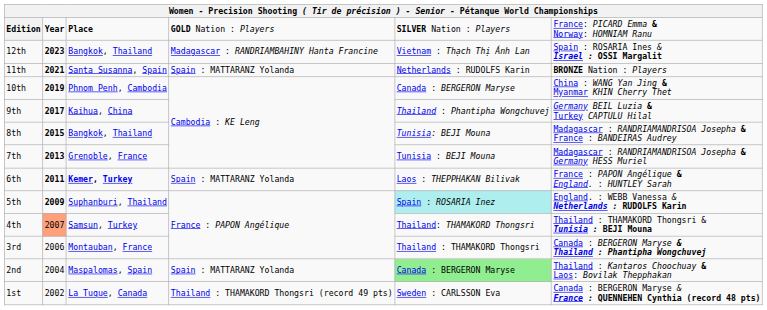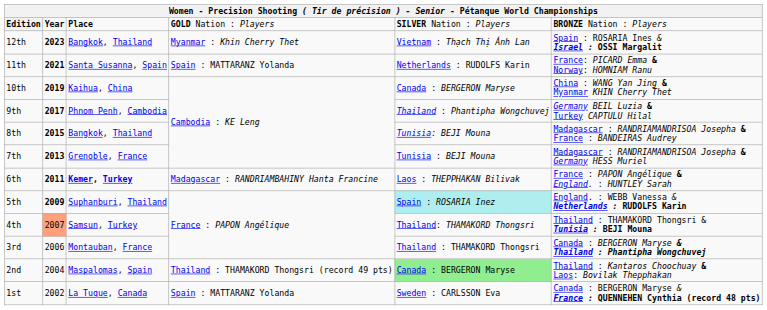(605, 29) France: PICARD Emma & Norway: HOMNIAM Ranu -> (610, 24) BRONZE Nation : Players
(274, 52) Madagascar : RANDRIAMBAHINY Hanta Francine -> (235, 42) Myanmar : Khin Cherry Thet
(610, 70) BRONZE Nation : Players -> (605, 65) France: PICARD Emma & Norway: HOMNIAM Ranu
(118, 88) Phnom Penh, Cambodia -> (100, 88) Kaihua, China
(100, 111) Kaihua, China -> (118, 111) Phnom Penh, Cambodia
(232, 179) Spain : MATTARANZ Yolanda -> (274, 179) Madagascar : RANDRIAMBAHINY Hanta Francine
(232, 270) Spain : MATTARANZ Yolanda -> (282, 270) Thailand : THAMAKORD Thongsri (record 49 pts)
(282, 293) Thailand : THAMAKORD Thongsri (record 49 pts) -> (232, 293) Spain : MATTARANZ Yolanda
